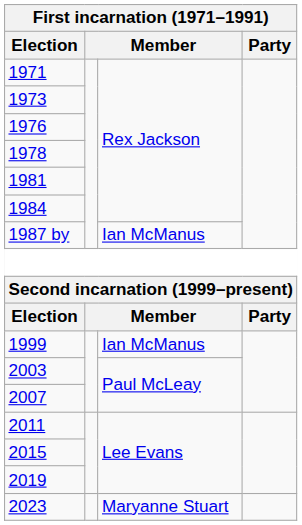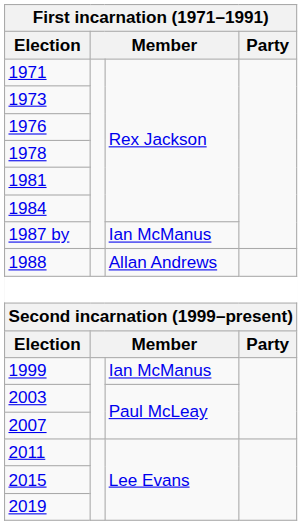+ row: (28, 262)
- row: (28, 506)
